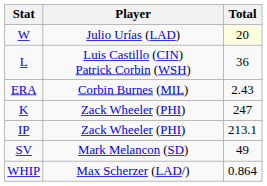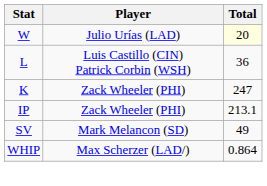- row: (24, 89)
